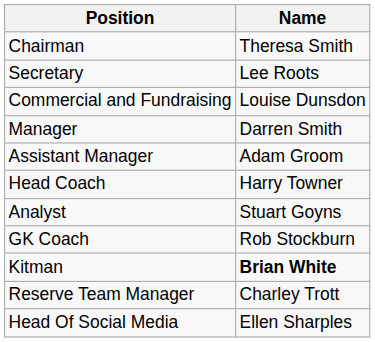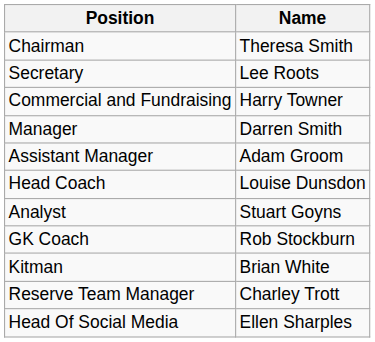(303, 101) Louise Dunsdon -> (291, 101) Harry Towner
(291, 184) Harry Towner -> (303, 184) Louise Dunsdon
(288, 267) bold -> (285, 267) normal
